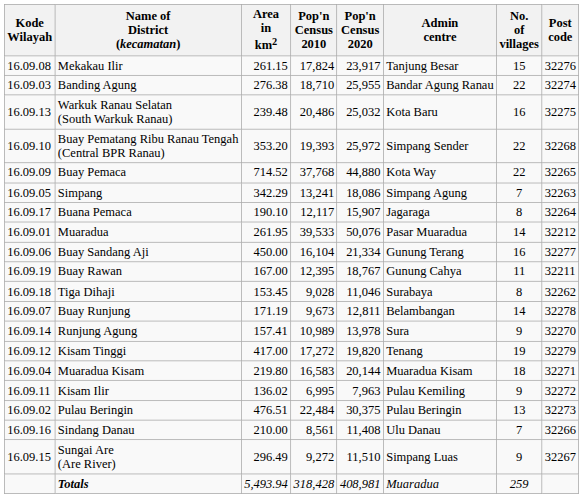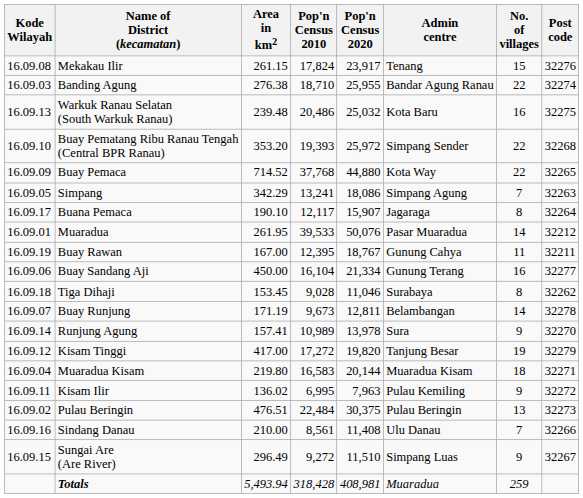(422, 65) Tanjung Besar -> (404, 65) Tenang
rows swapped: (90, 271) <-> (103, 252)
(404, 351) Tenang -> (422, 351) Tanjung Besar
